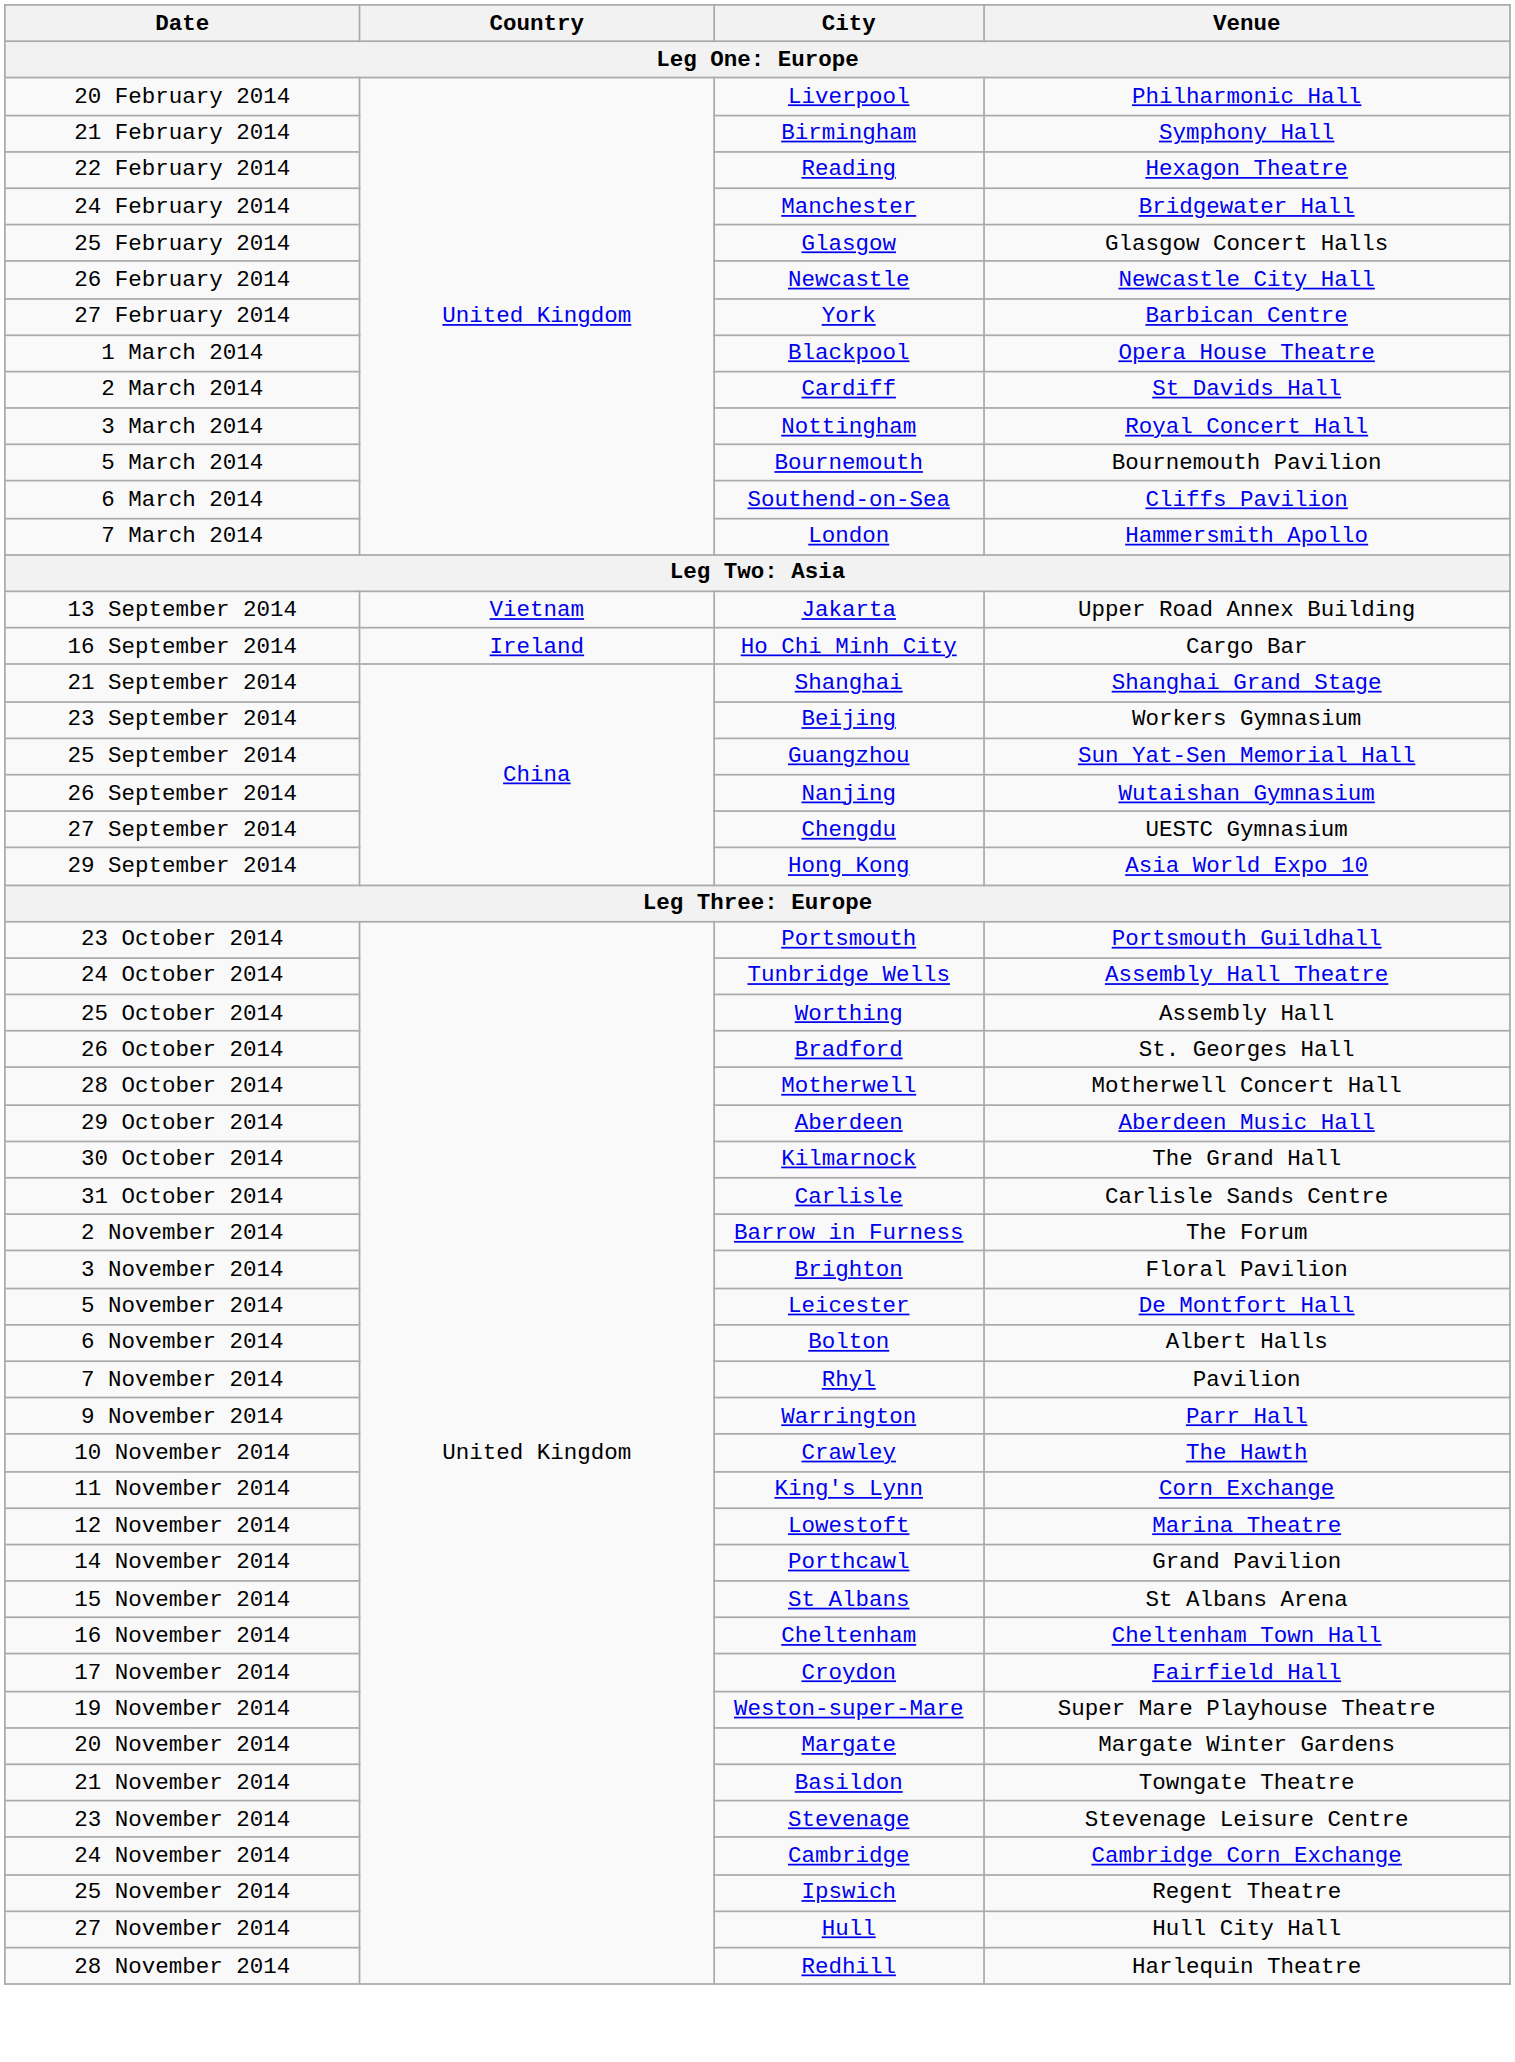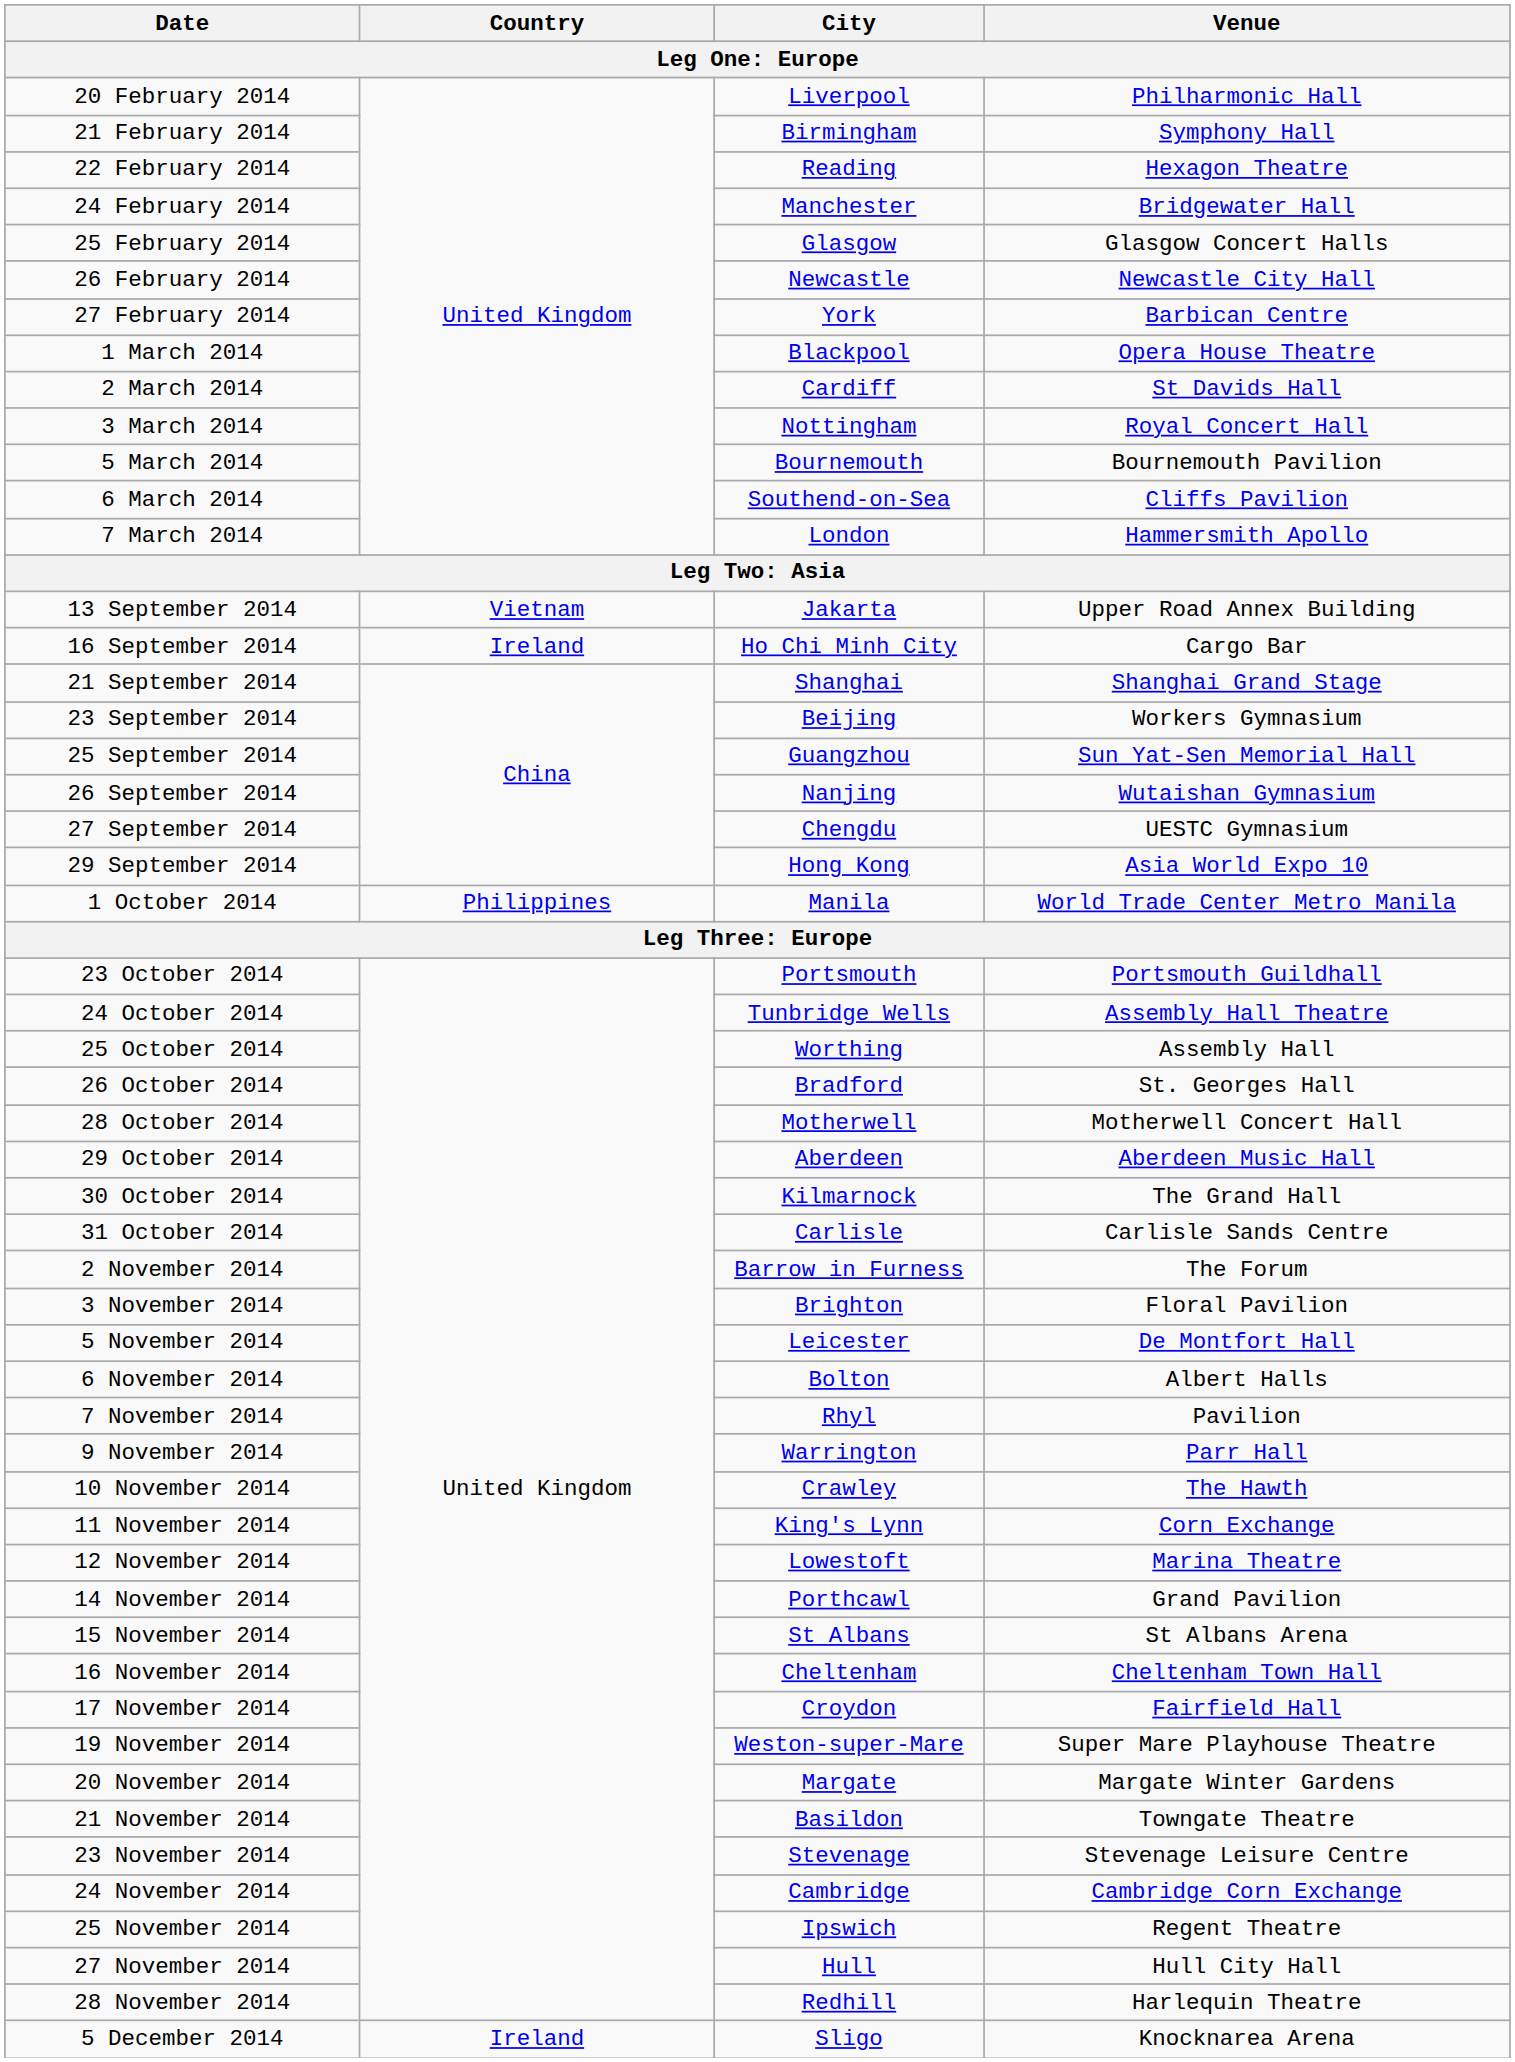+ row: (182, 903)
+ row: (182, 2039)
